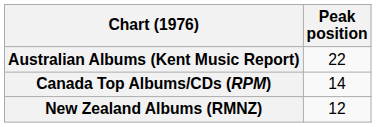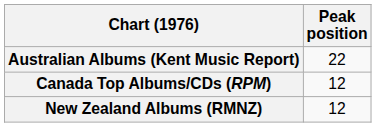(337, 84) 14 -> (337, 84) 12
